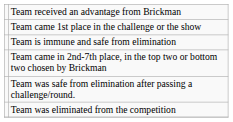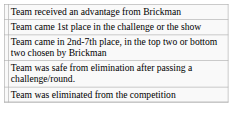- row: (93, 42)
